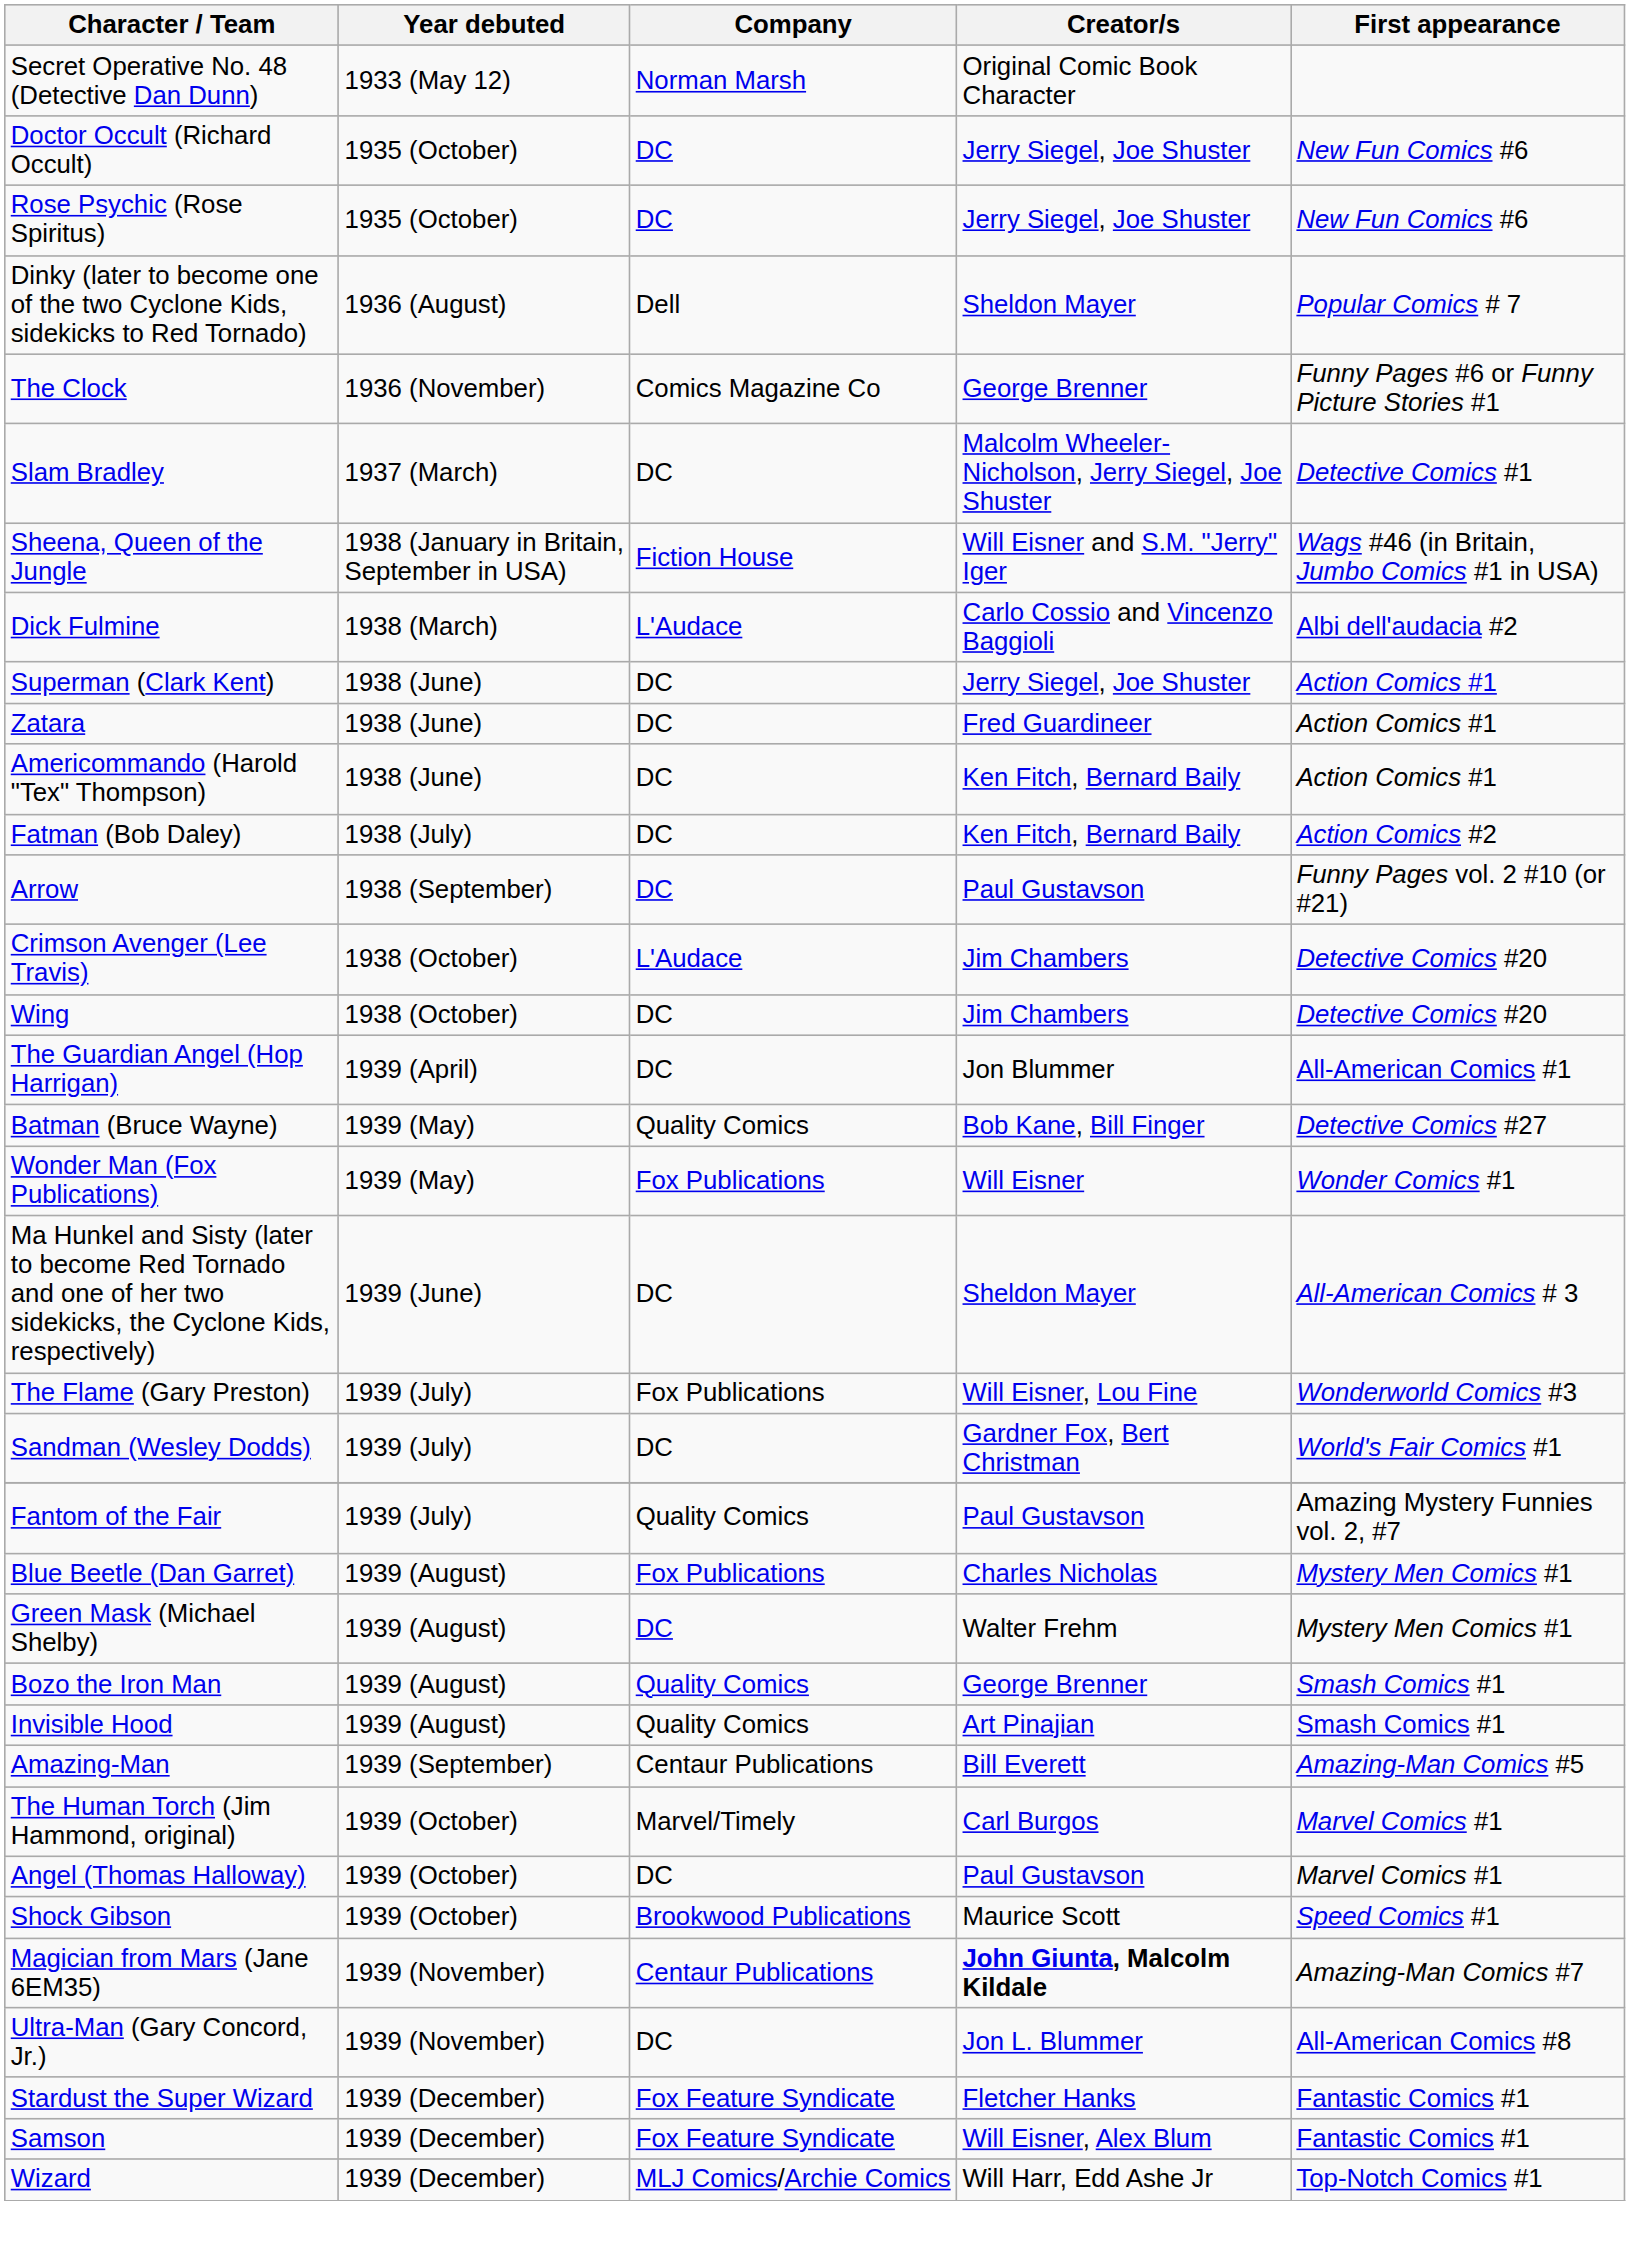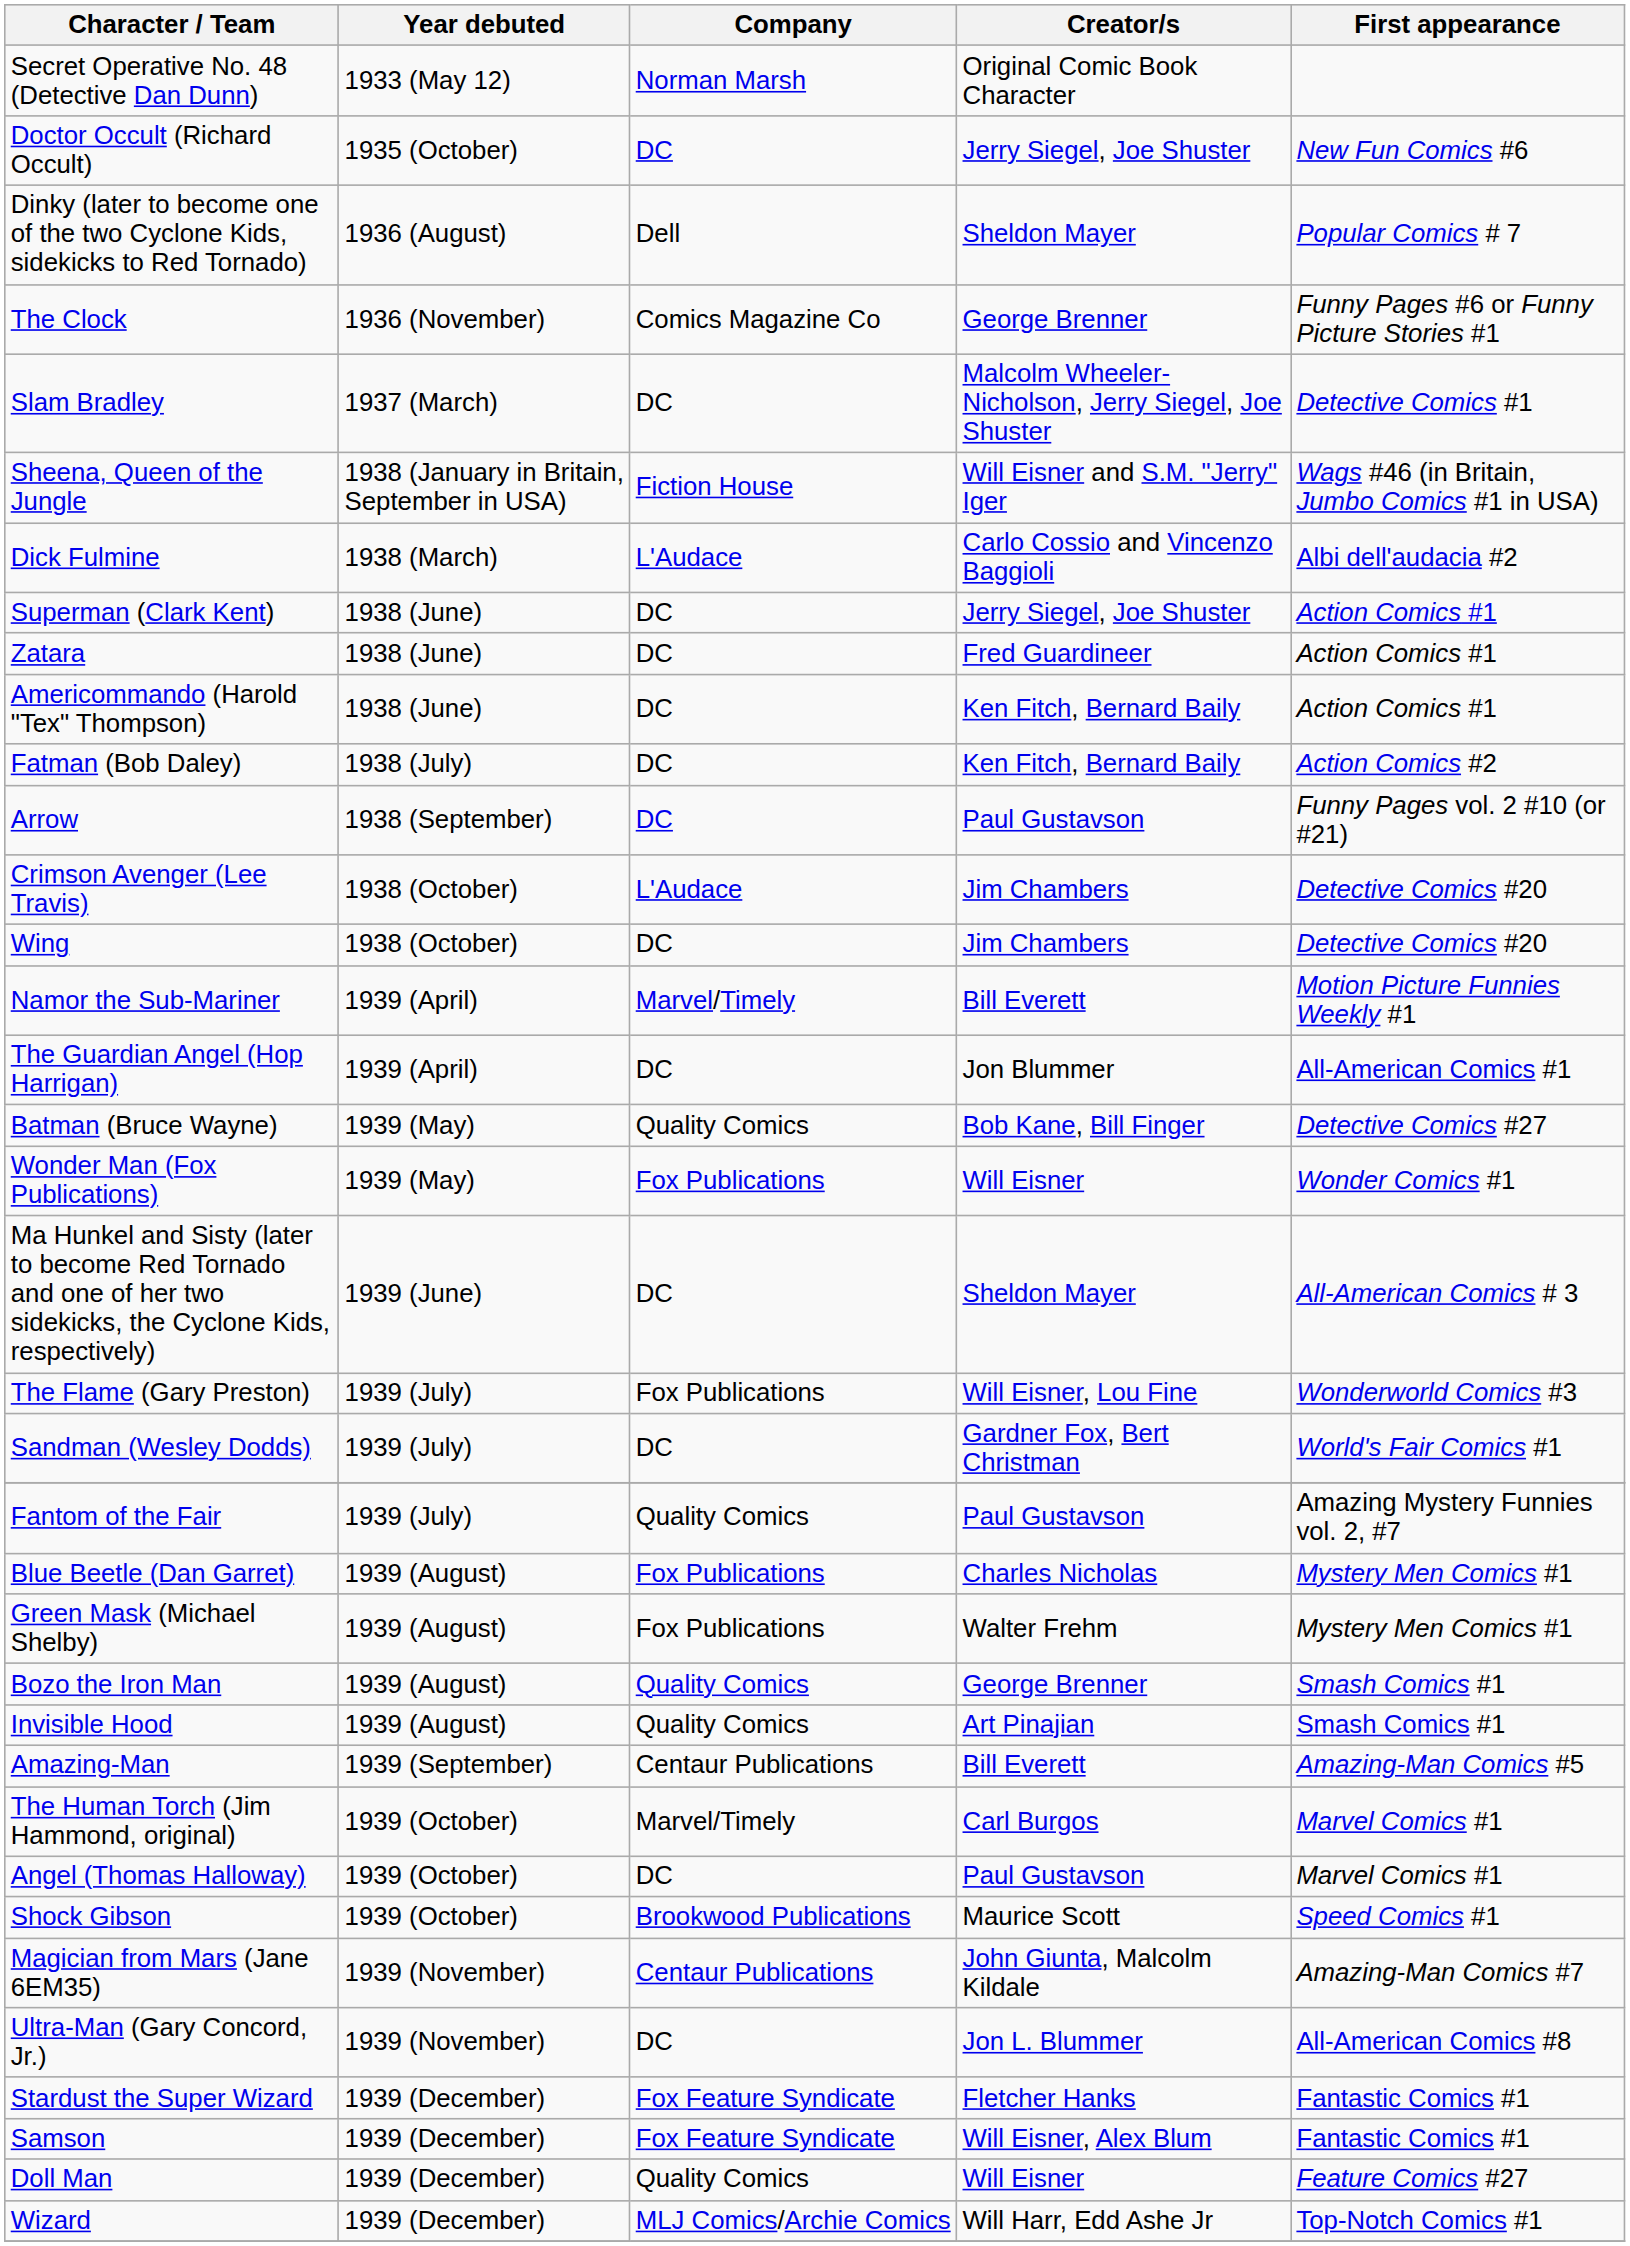- row: (127, 219)
+ row: (145, 999)
(654, 1628) DC -> (730, 1628) Fox Publications
(1096, 1972) bold -> (1087, 1972) normal
+ row: (62, 2179)
